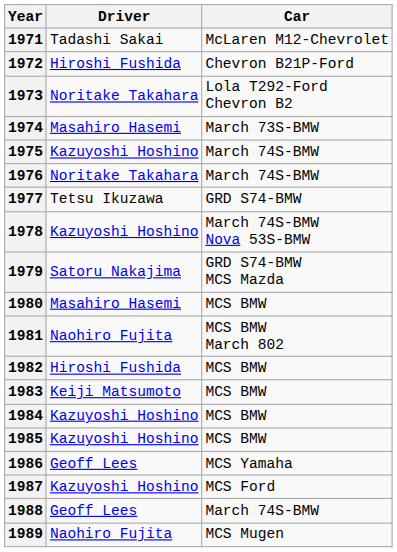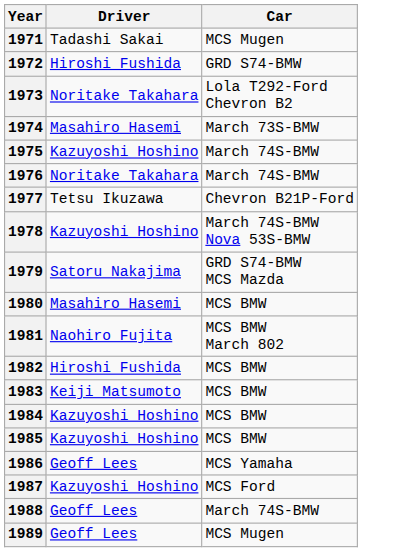(297, 40) McLaren M12-Chevrolet -> (245, 40) MCS Mugen
(280, 64) Chevron B21P-Ford -> (253, 64) GRD S74-BMW
(253, 199) GRD S74-BMW -> (280, 199) Chevron B21P-Ford
(111, 534) Naohiro Fujita -> (94, 534) Geoff Lees
